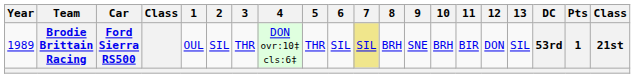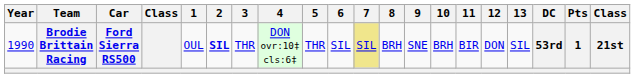(21, 46) 1989 -> (21, 46) 1990
(219, 46) normal -> (219, 46) bold
